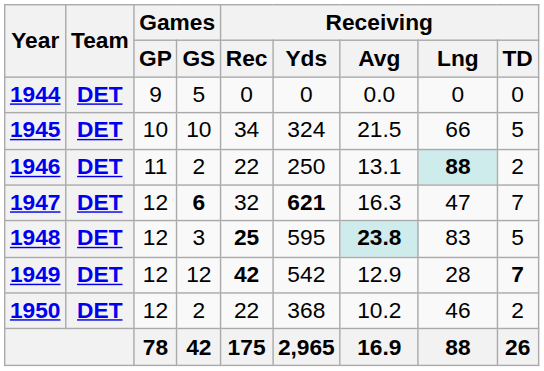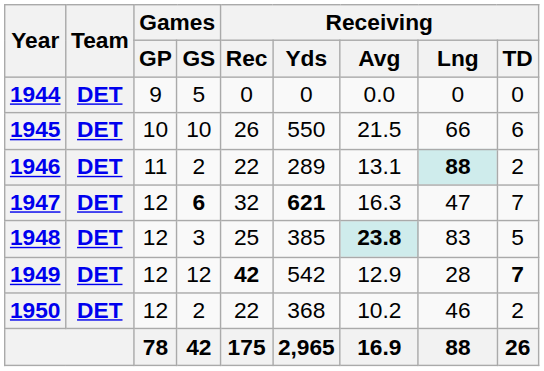(247, 130) 34 -> (247, 130) 26
(306, 130) 324 -> (306, 130) 550
(518, 130) 5 -> (518, 130) 6
(306, 166) 250 -> (306, 166) 289
(247, 238) bold -> (247, 238) normal
(306, 238) 595 -> (306, 238) 385
